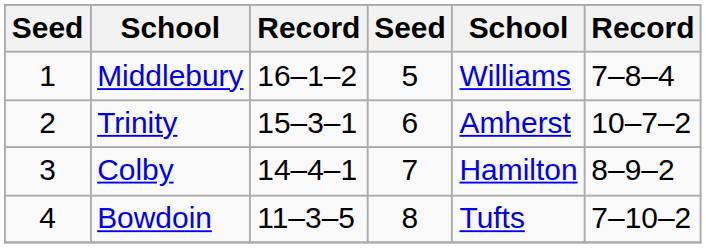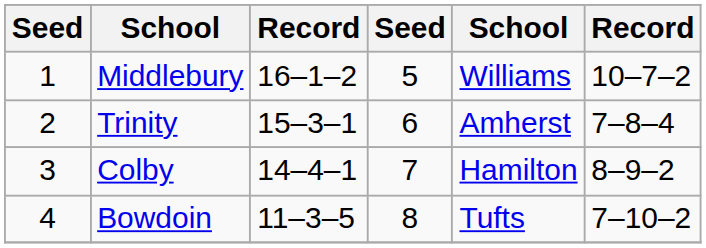(633, 75) 7–8–4 -> (641, 75) 10–7–2
(641, 123) 10–7–2 -> (633, 123) 7–8–4
